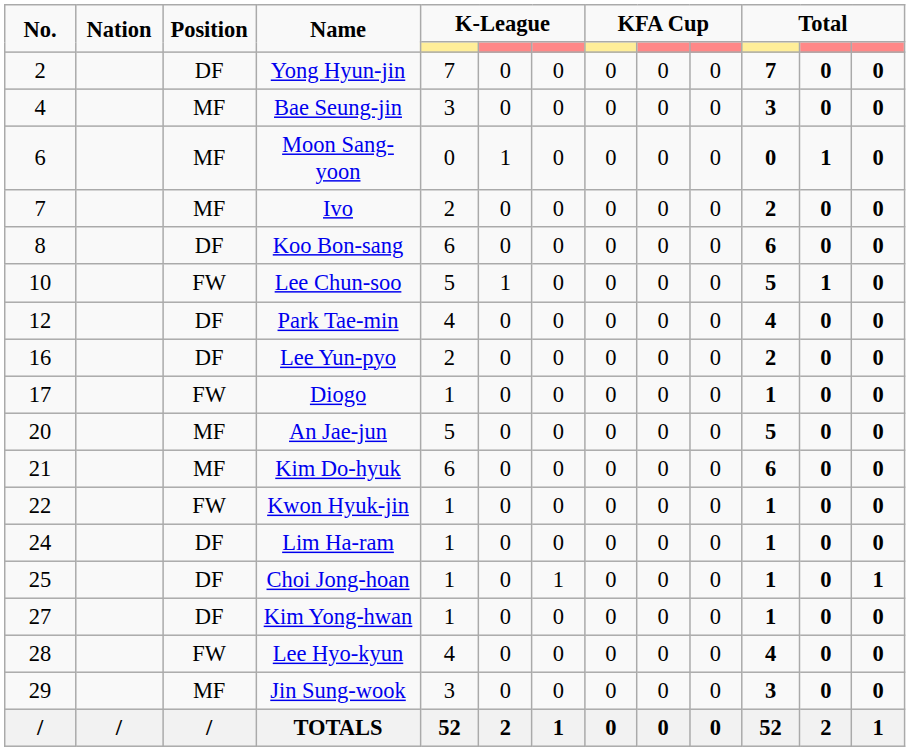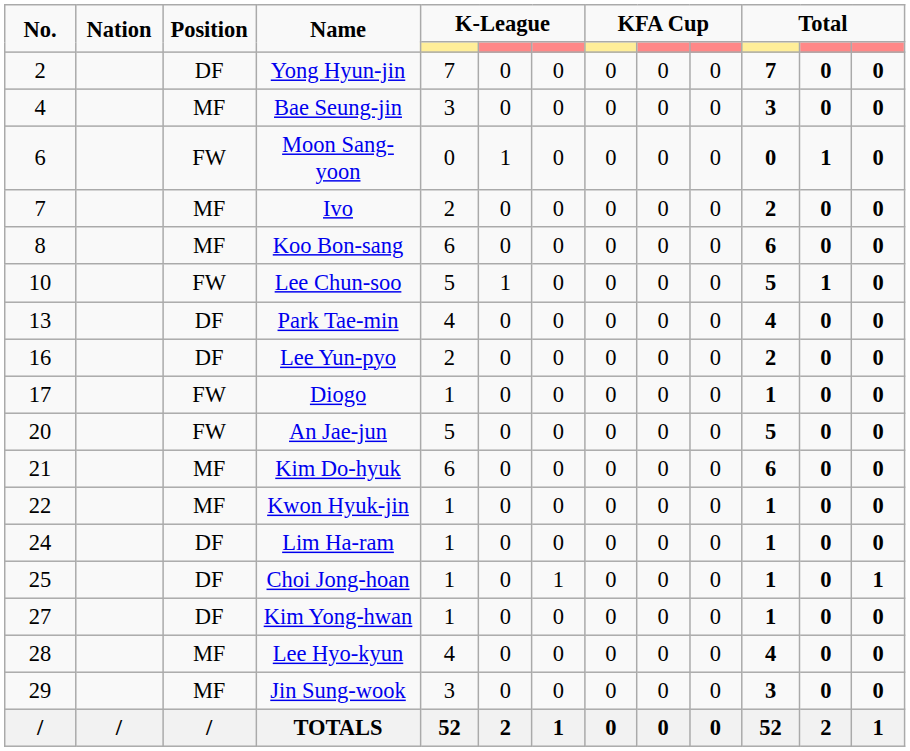(209, 158) MF -> (209, 158) FW
(209, 245) DF -> (209, 245) MF
(40, 319) 12 -> (40, 319) 13
(209, 431) MF -> (209, 431) FW
(209, 505) FW -> (209, 505) MF
(209, 653) FW -> (209, 653) MF
